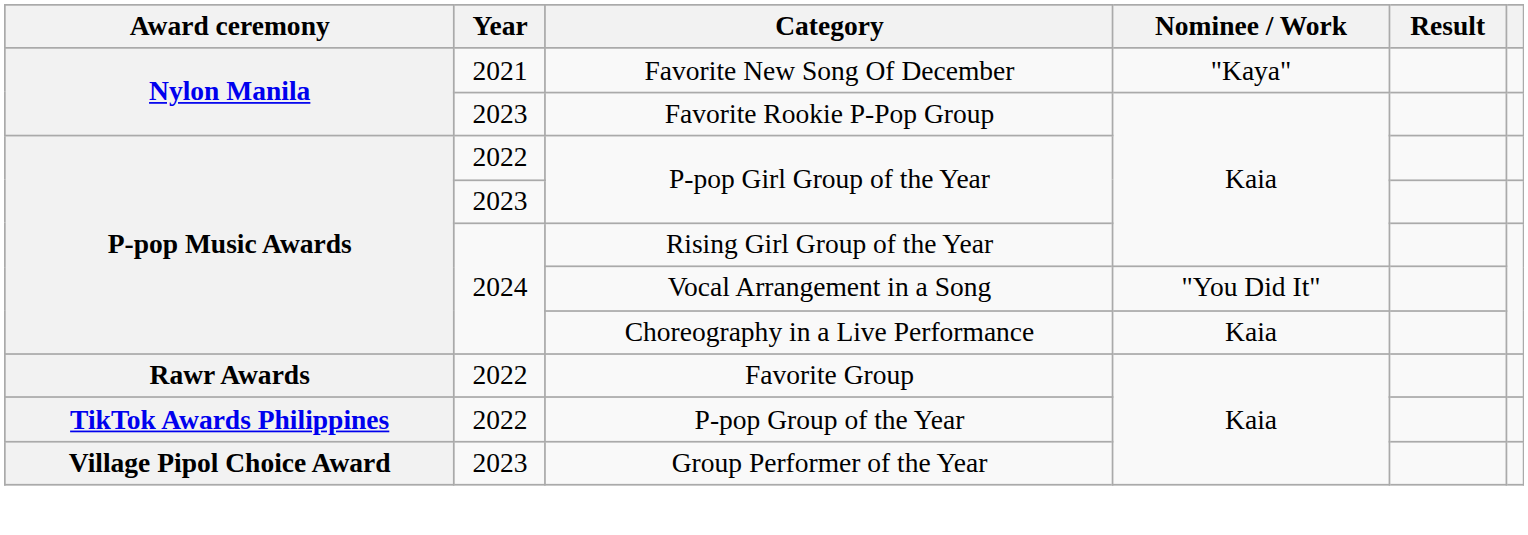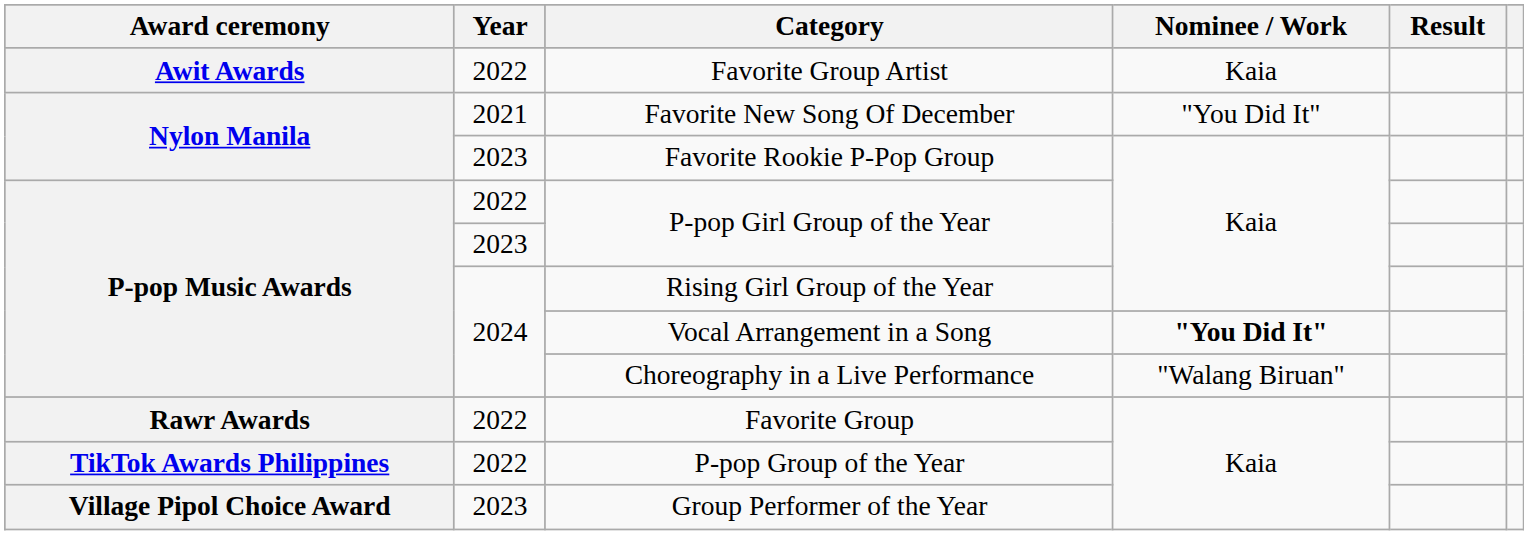+ row: (500, 69)
(1251, 69) "Kaya" -> (1251, 113) "You Did It"
(1251, 288) normal -> (1251, 331) bold
(1251, 331) Kaia -> (1251, 375) "Walang Biruan"
